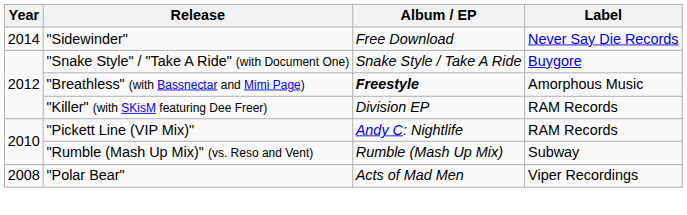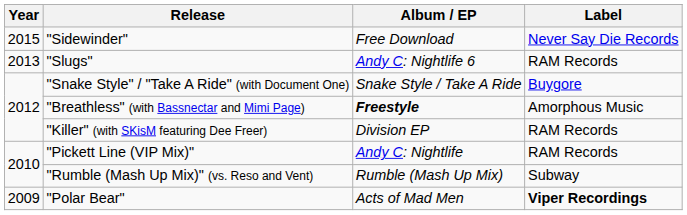(24, 38) 2014 -> (24, 38) 2015
+ row: (70, 61)
(24, 175) 2008 -> (24, 198) 2009
(583, 175) normal -> (588, 198) bold
